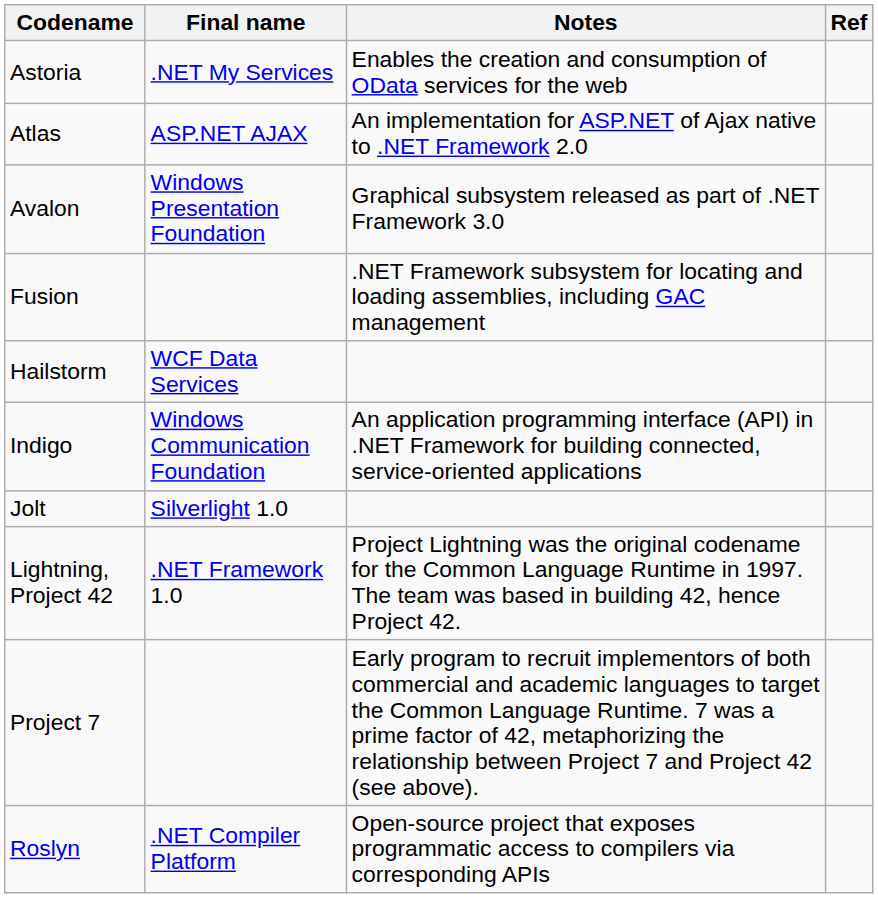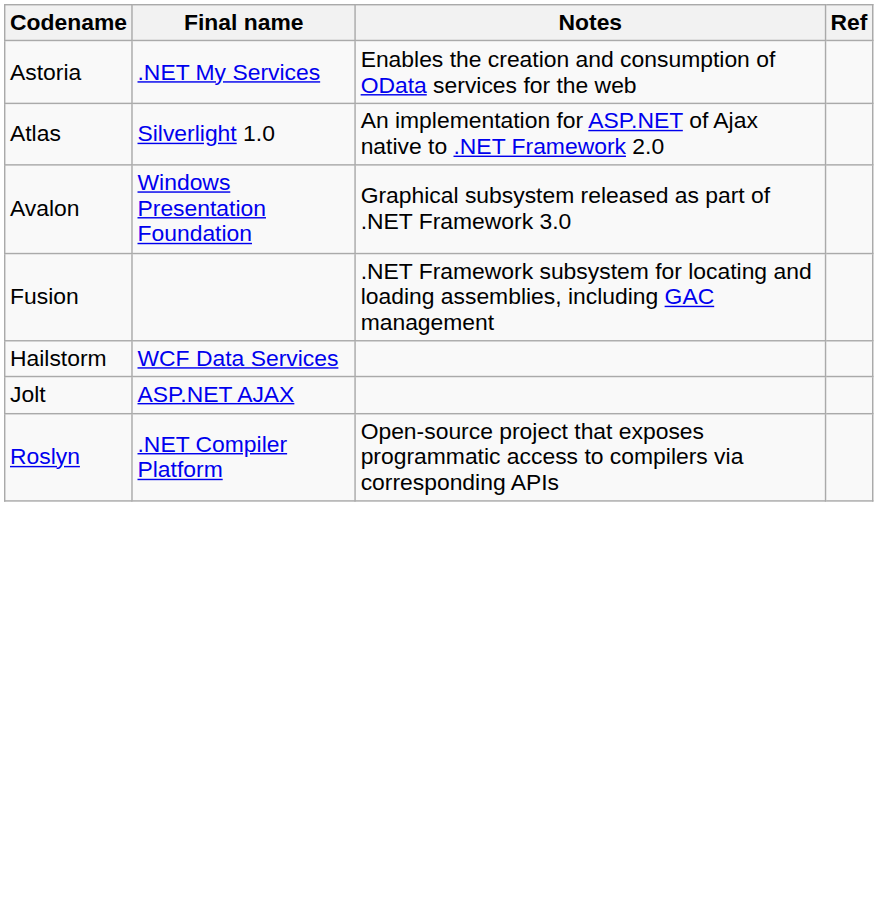(229, 133) ASP.NET AJAX -> (206, 133) Silverlight 1.0
- row: (41, 446)
(219, 508) Silverlight 1.0 -> (216, 394) ASP.NET AJAX
- row: (62, 583)
- row: (55, 722)
